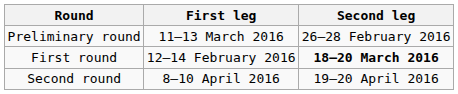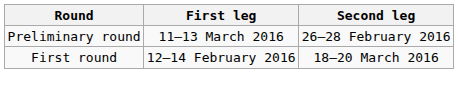(376, 57) bold -> (376, 57) normal
- row: (74, 79)
